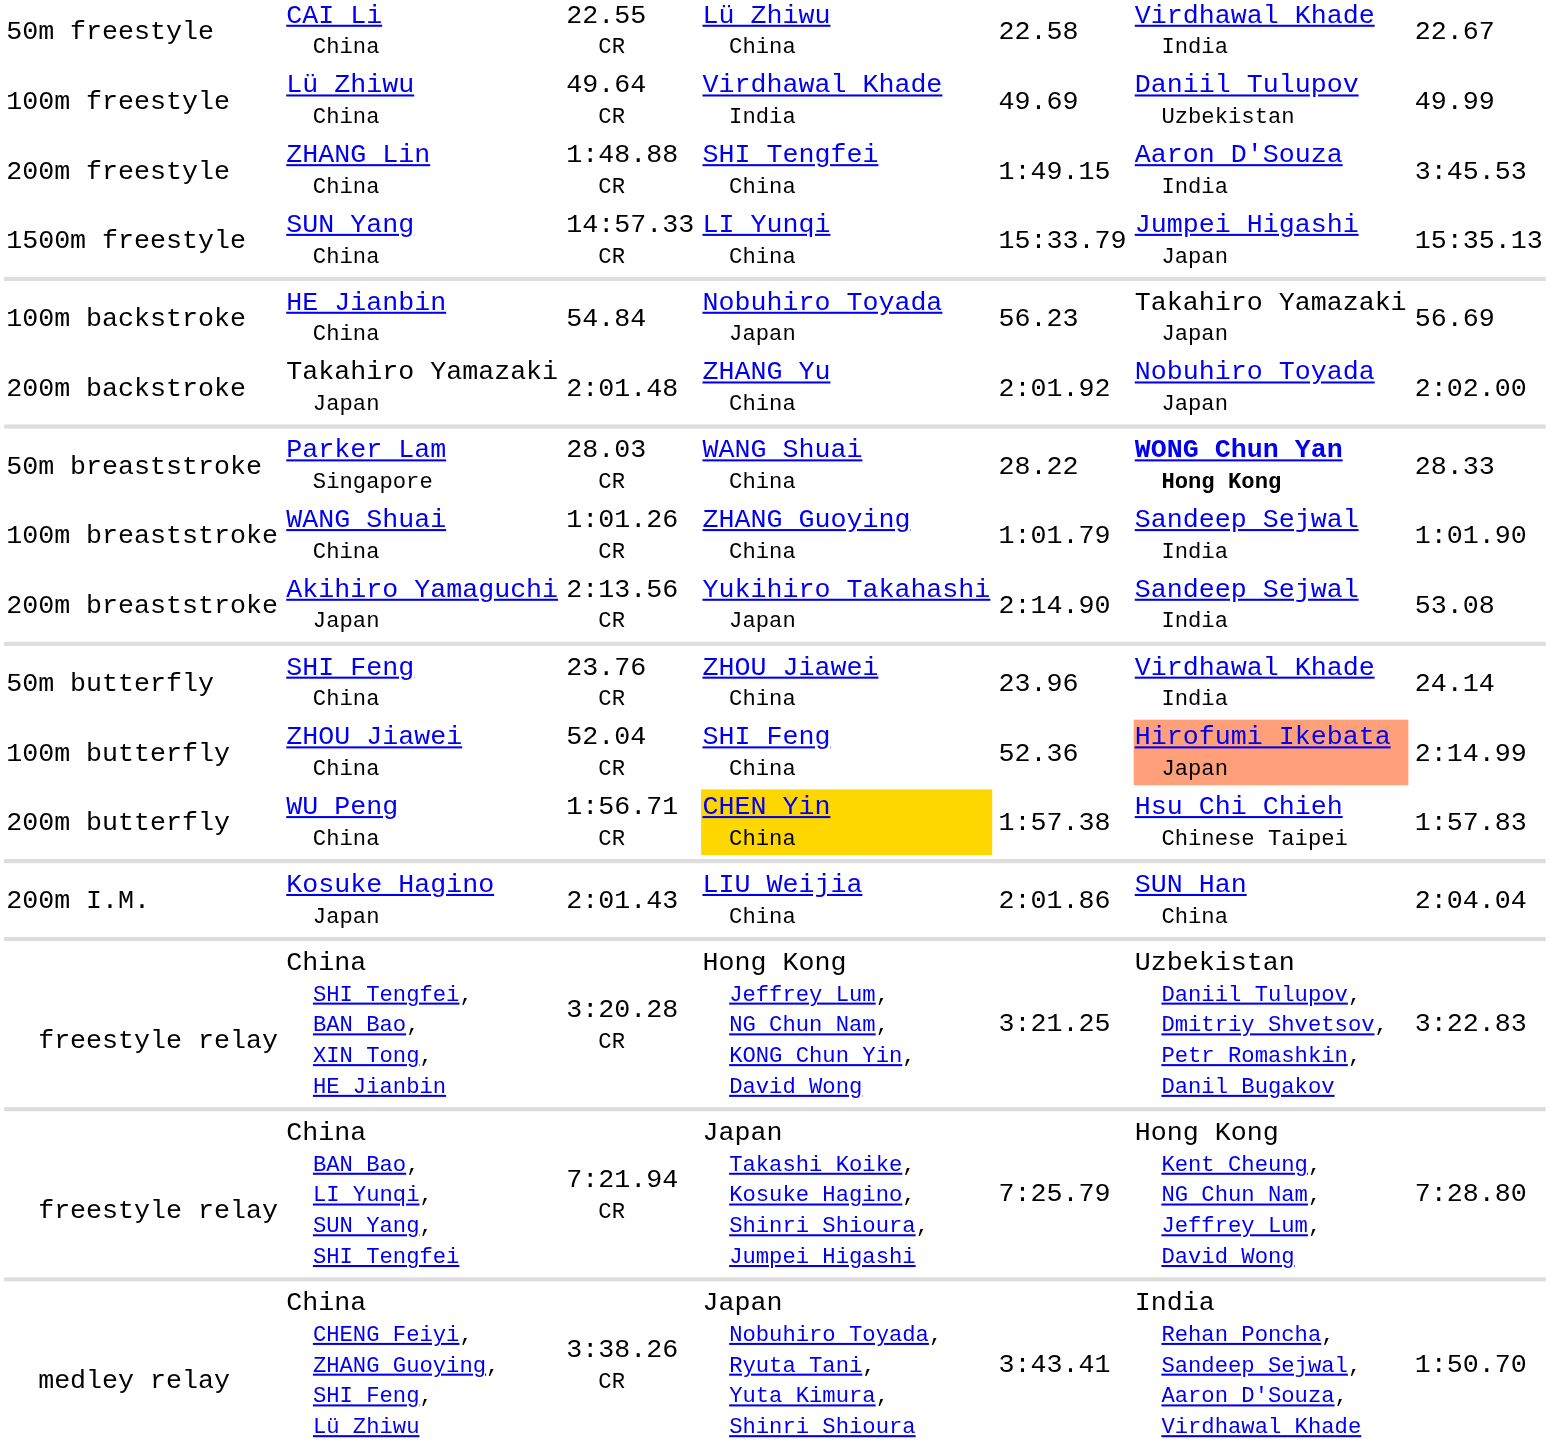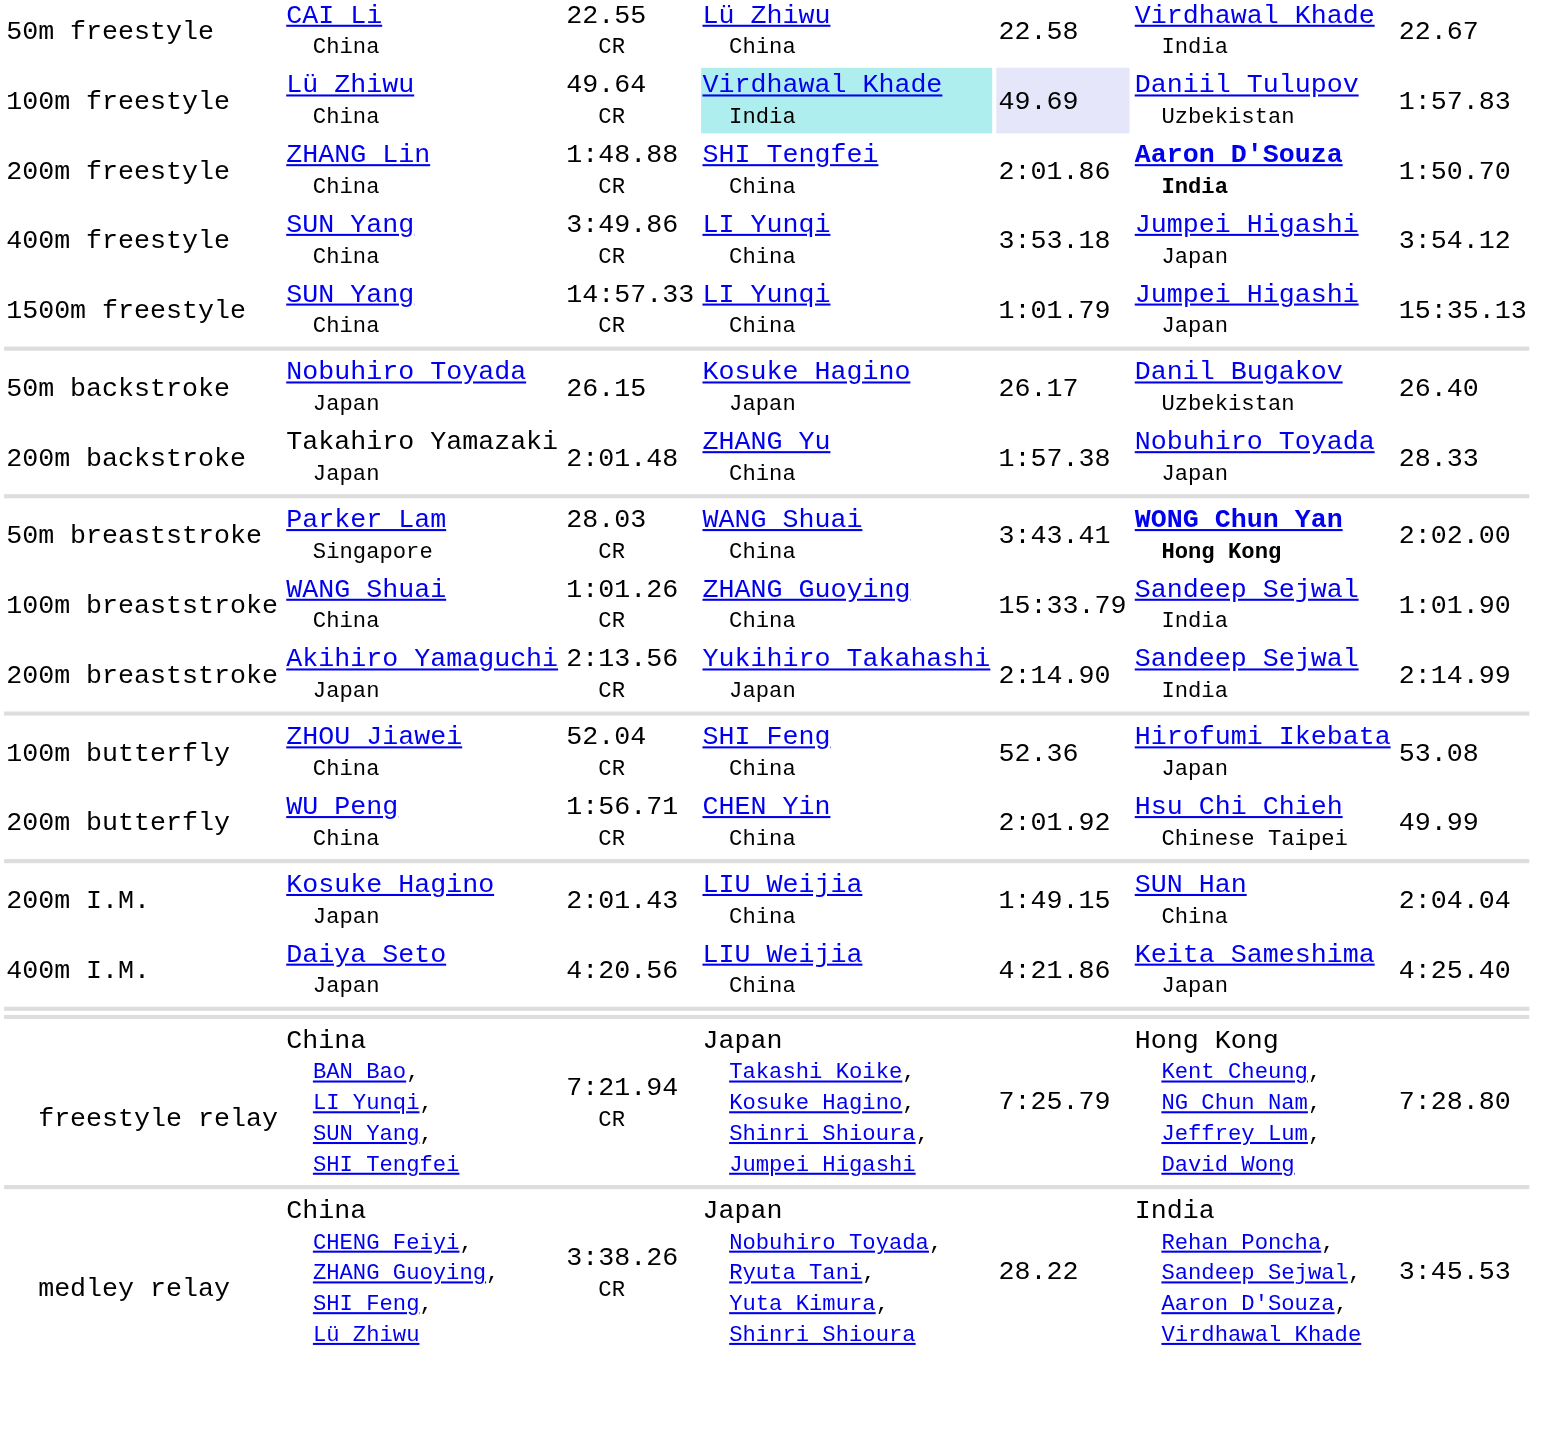(822, 100) no background -> (822, 100) paleturquoise background
(1039, 101) no background -> (1039, 101) lavender background
(1455, 101) 49.99 -> (1455, 101) 1:57.83
(1055, 170) 1:49.15 -> (1055, 170) 2:01.86
(1239, 169) normal -> (1239, 170) bold
(1471, 170) 3:45.53 -> (1455, 170) 1:50.70
+ row: (118, 240)
(1063, 240) 15:33.79 -> (1055, 310) 1:01.79
+ row: (118, 388)
- row: (126, 318)
(1055, 388) 2:01.92 -> (1055, 457) 1:57.38
(1471, 388) 2:02.00 -> (1439, 457) 28.33
(1039, 466) 28.22 -> (1055, 535) 3:43.41
(1455, 466) 28.33 -> (1455, 535) 2:02.00
(1055, 535) 1:01.79 -> (1063, 605) 15:33.79
(1455, 605) 53.08 -> (1455, 675) 2:14.99
- row: (110, 683)
(1263, 751) lightsalmon background -> (1263, 751) no background
(1471, 752) 2:14.99 -> (1439, 752) 53.08
(766, 821) gold background -> (766, 821) no background
(1055, 822) 1:57.38 -> (1055, 822) 2:01.92
(1471, 822) 1:57.83 -> (1439, 822) 49.99
(1055, 900) 2:01.86 -> (1055, 900) 1:49.15
+ row: (78, 970)
- row: (142, 1040)
(1055, 1364) 3:43.41 -> (1039, 1272) 28.22
(1471, 1364) 1:50.70 -> (1455, 1272) 3:45.53
